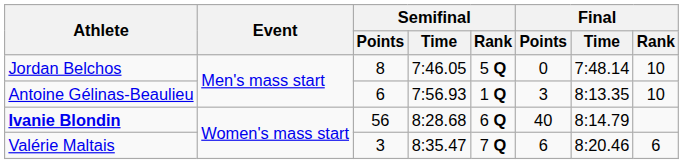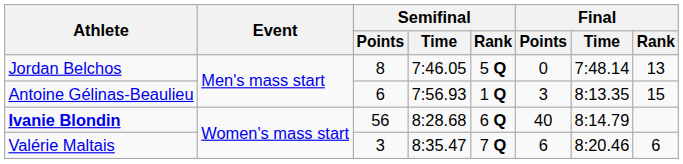(656, 68) 10 -> (656, 68) 13
(656, 94) 10 -> (656, 94) 15
